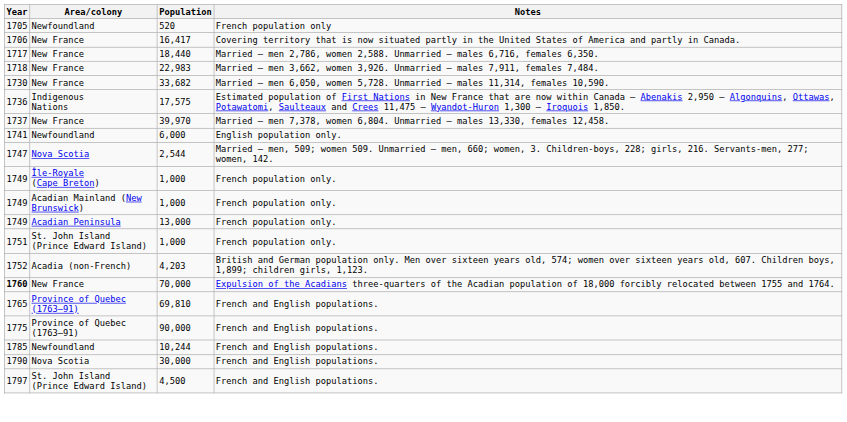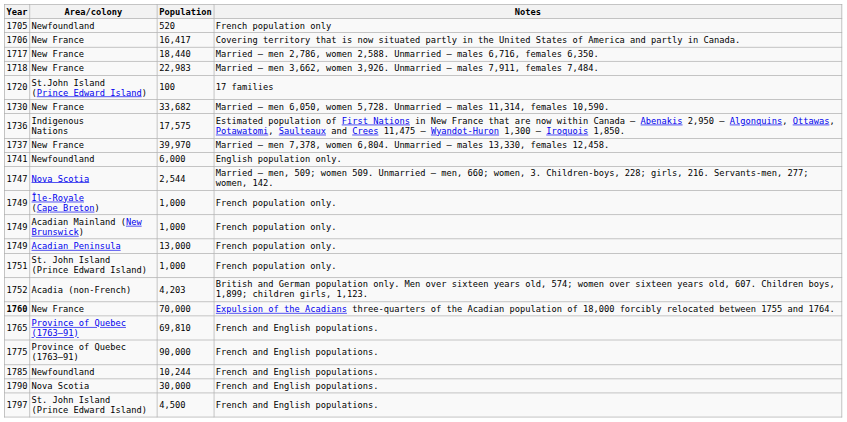+ row: (89, 87)
